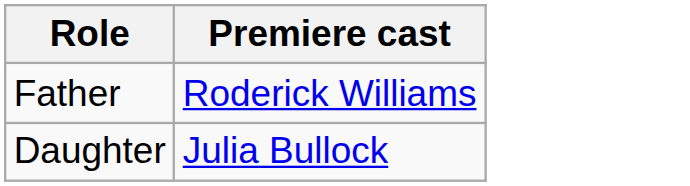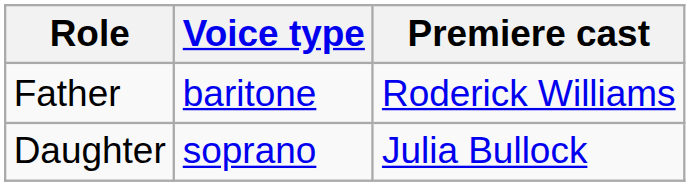+ column: (274, 33)
